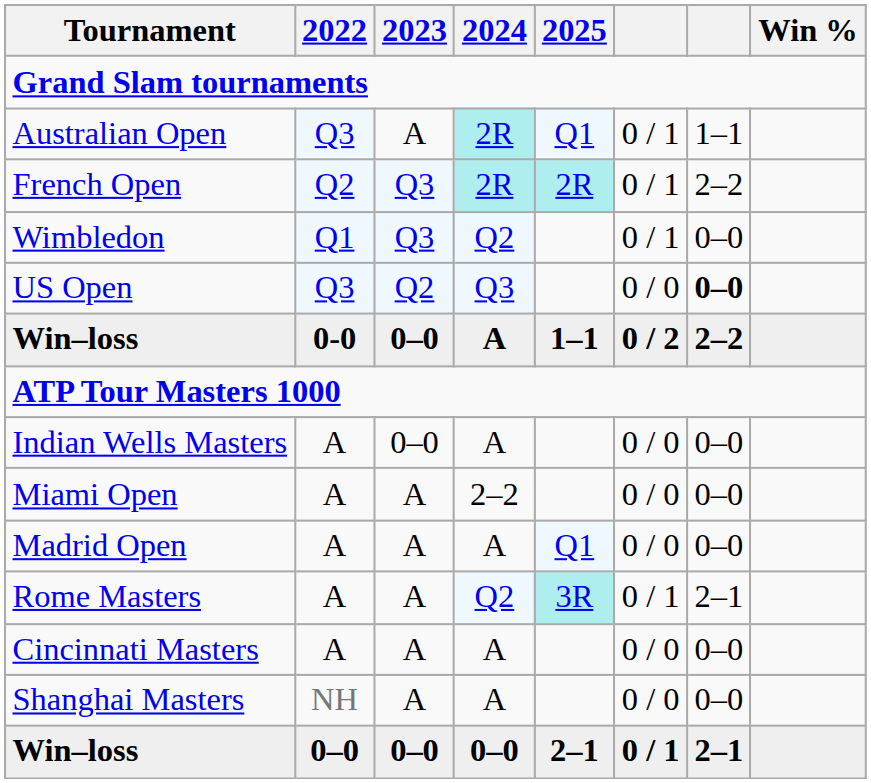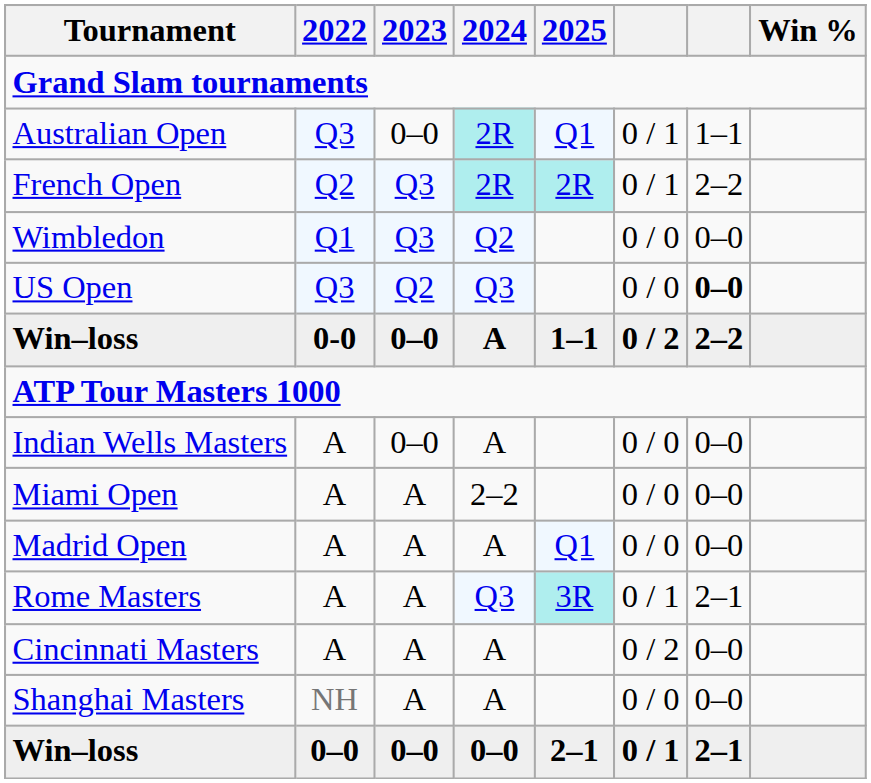(415, 133) A -> (415, 133) 0–0
(651, 236) 0 / 1 -> (651, 236) 0 / 0
(494, 596) Q2 -> (494, 596) Q3
(651, 648) 0 / 0 -> (651, 648) 0 / 2
